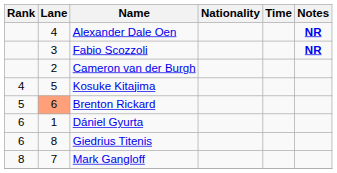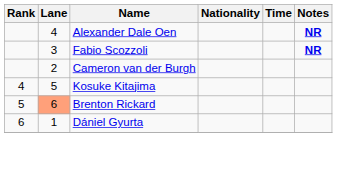- row: (112, 141)
- row: (109, 159)
